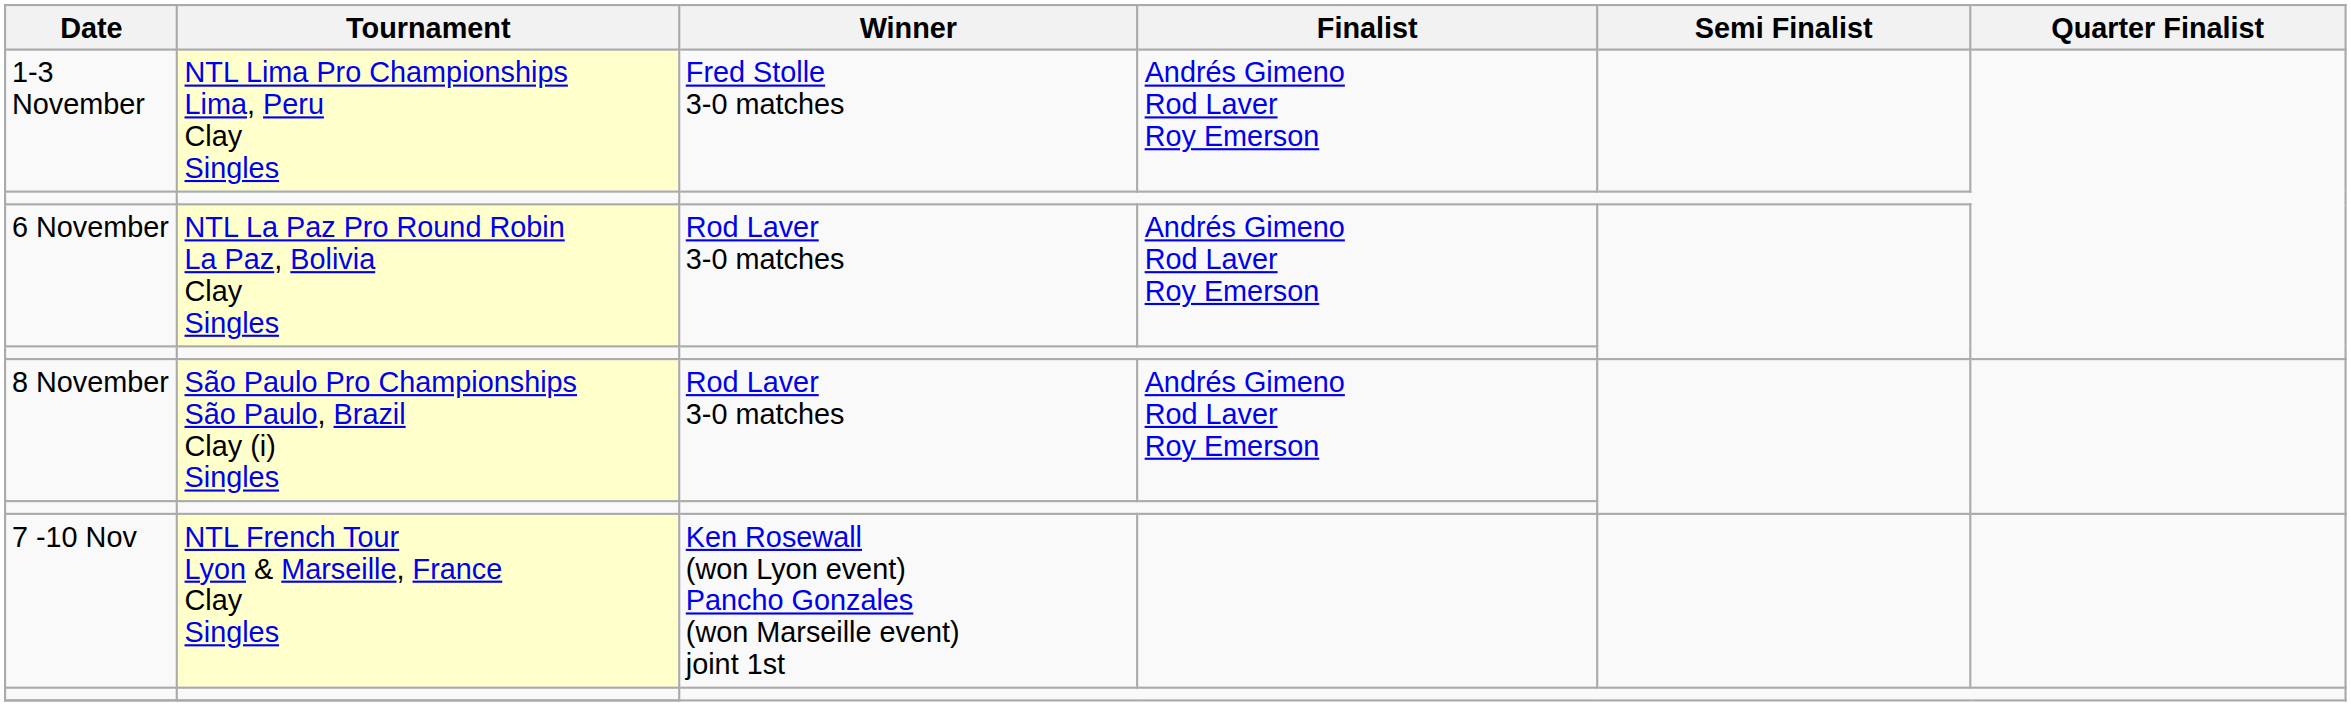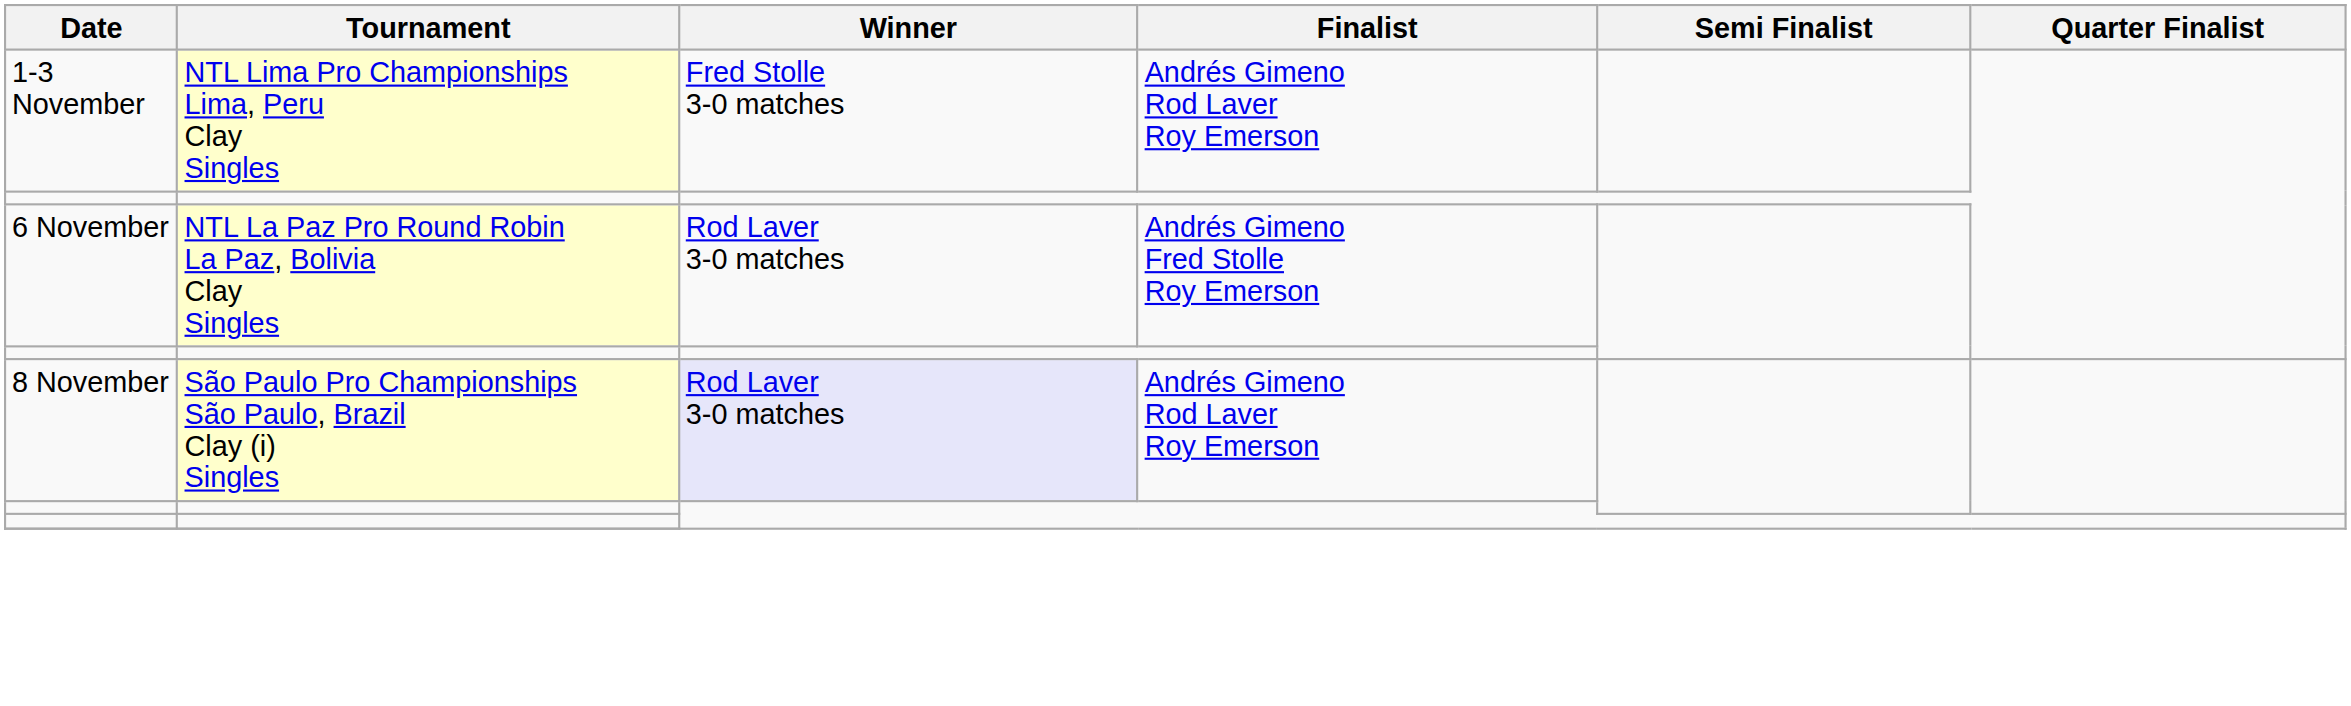(1245, 259) Andrés Gimeno Rod Laver Roy Emerson -> (1245, 259) Andrés Gimeno Fred Stolle Roy Emerson
(765, 398) no background -> (765, 398) lavender background
- row: (74, 536)
